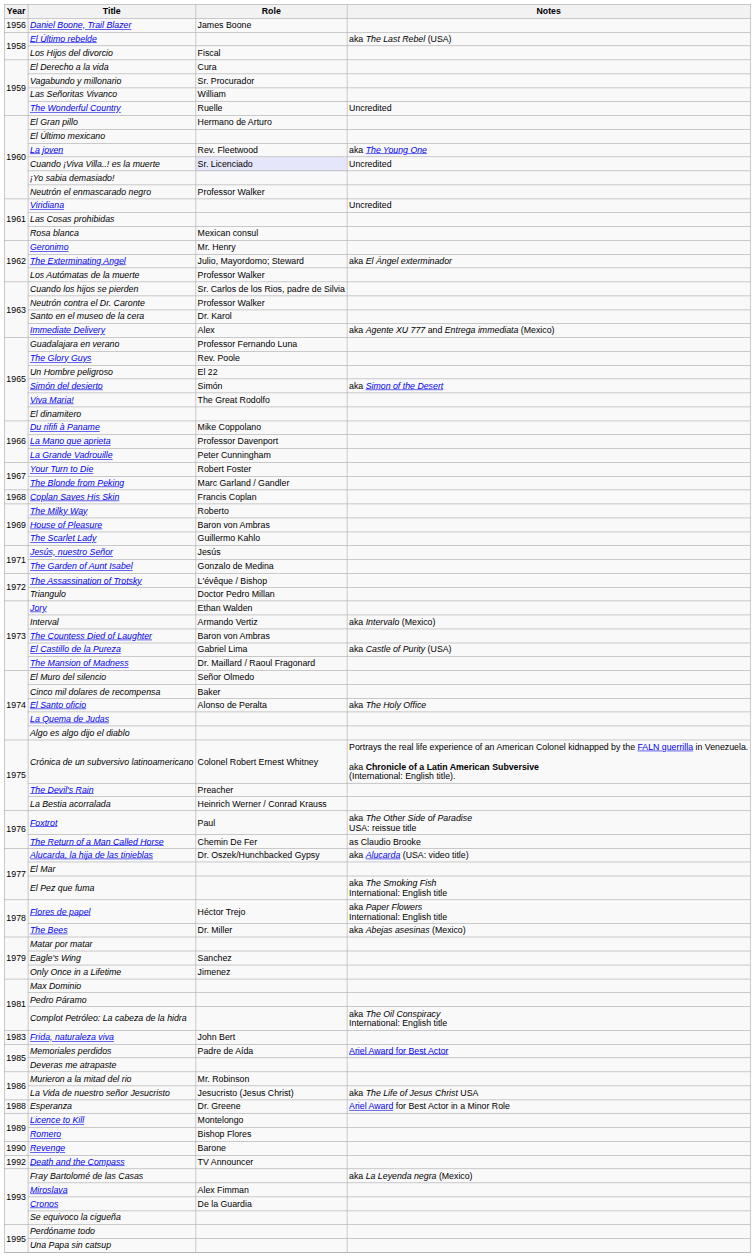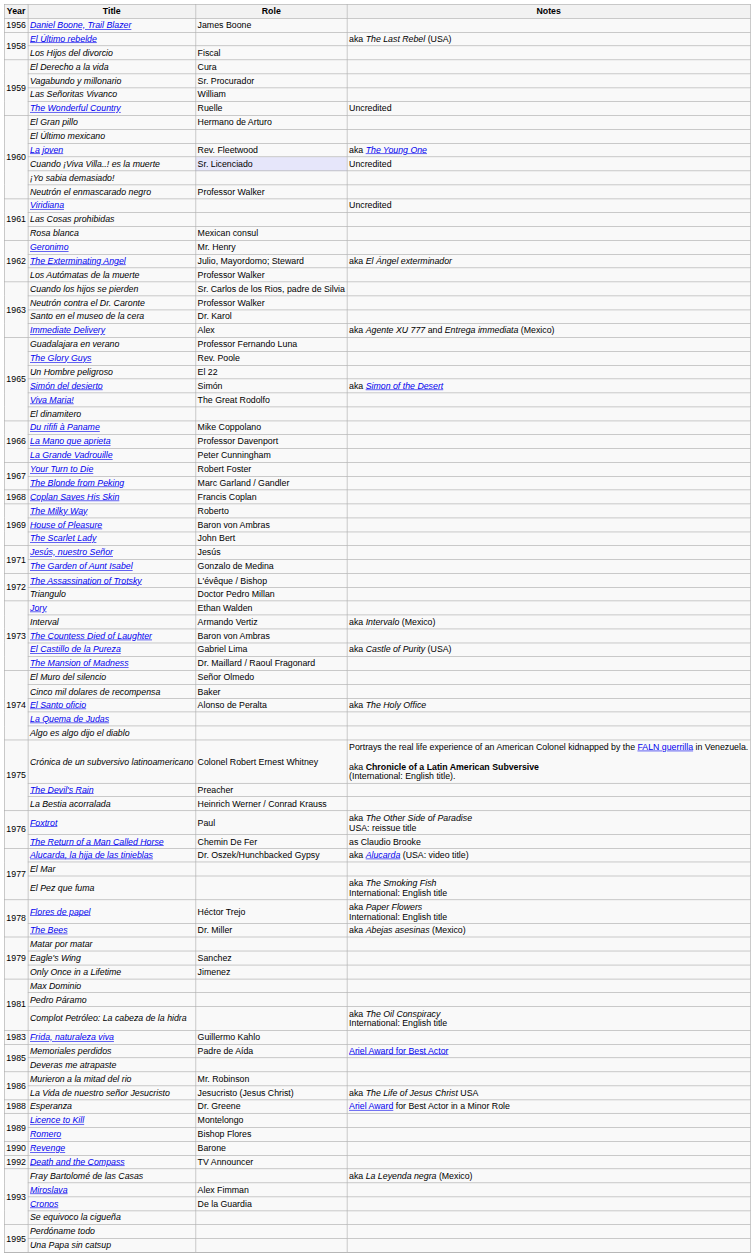(229, 539) Guillermo Kahlo -> (216, 539) John Bert
(216, 1038) John Bert -> (229, 1038) Guillermo Kahlo
